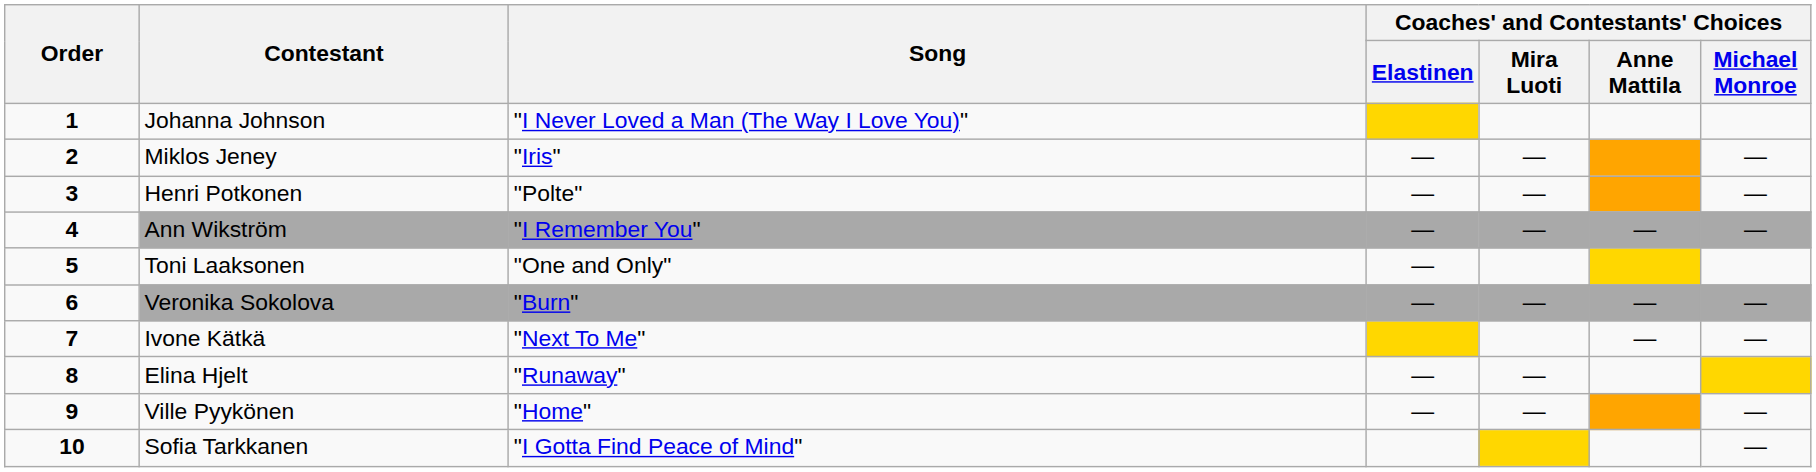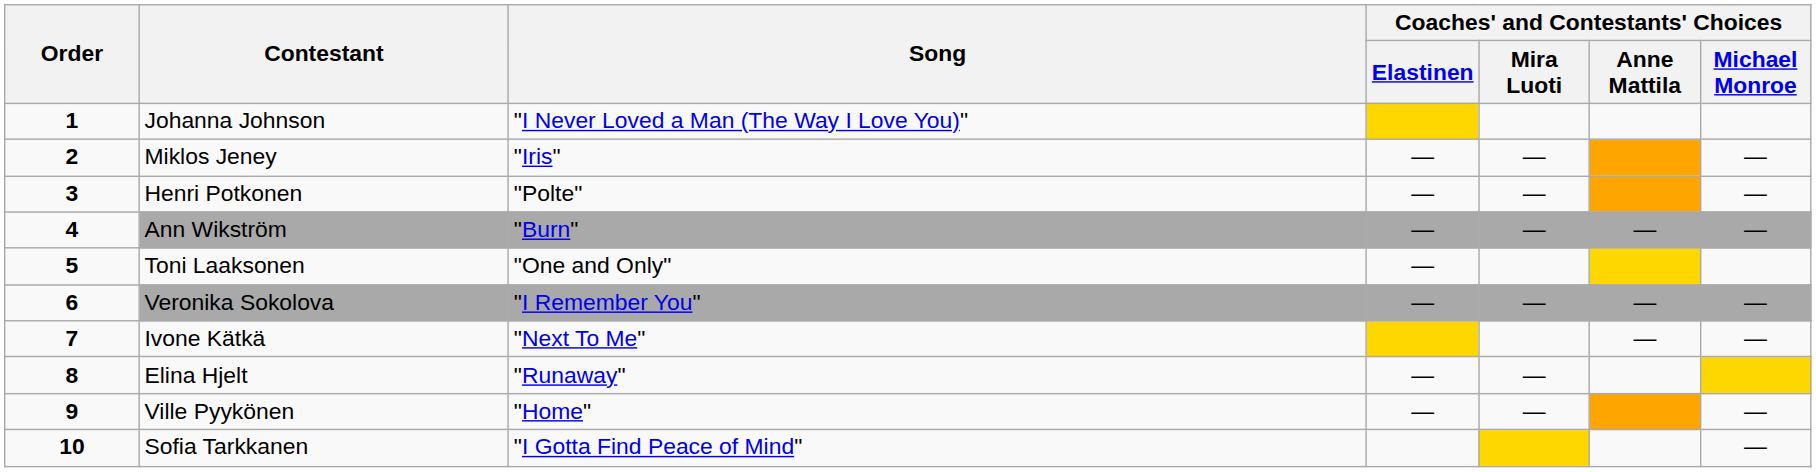(607, 229) "I Remember You" -> (546, 229) "Burn"
(546, 302) "Burn" -> (607, 302) "I Remember You"
